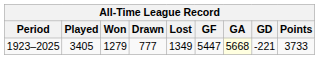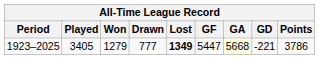(181, 46) normal -> (181, 46) bold
(296, 46) 3733 -> (296, 46) 3786
